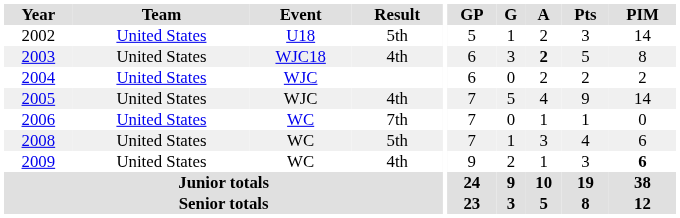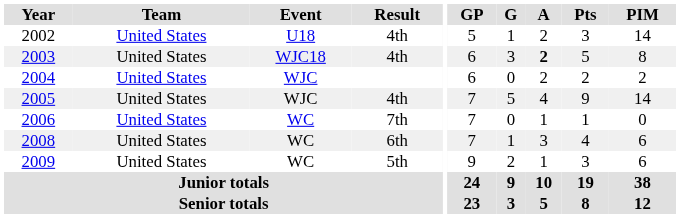(397, 35) 5th -> (397, 35) 4th
(397, 140) 5th -> (397, 140) 6th
(397, 161) 4th -> (397, 161) 5th
(642, 161) bold -> (642, 161) normal
